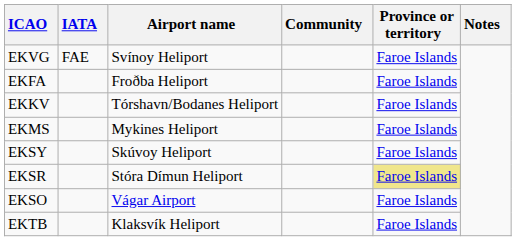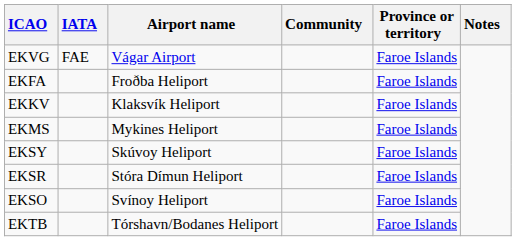(160, 57) Svínoy Heliport -> (153, 57) Vágar Airport
(195, 104) Tórshavn/Bodanes Heliport -> (166, 104) Klaksvík Heliport
(417, 176) khaki background -> (417, 176) no background
(153, 200) Vágar Airport -> (160, 200) Svínoy Heliport
(166, 224) Klaksvík Heliport -> (195, 224) Tórshavn/Bodanes Heliport
